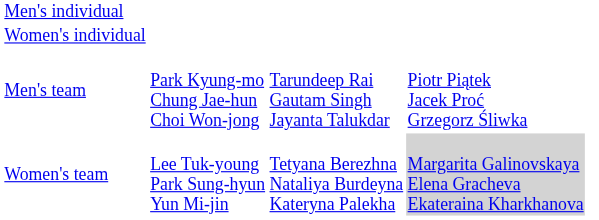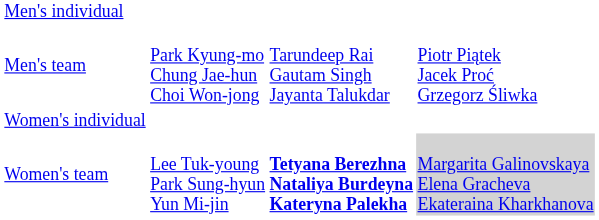rows swapped: (75, 35) <-> (45, 90)
(336, 184) normal -> (341, 184) bold
